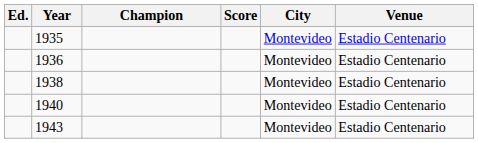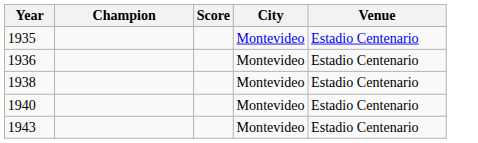- column: (18, 15)
